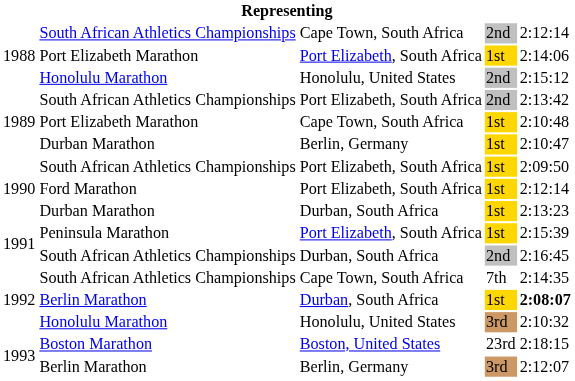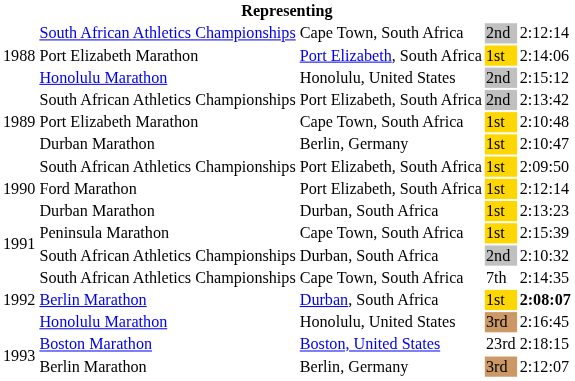(391, 233) Port Elizabeth, South Africa -> (382, 233) Cape Town, South Africa
(544, 255) 2:16:45 -> (544, 255) 2:10:32
(544, 322) 2:10:32 -> (544, 322) 2:16:45
